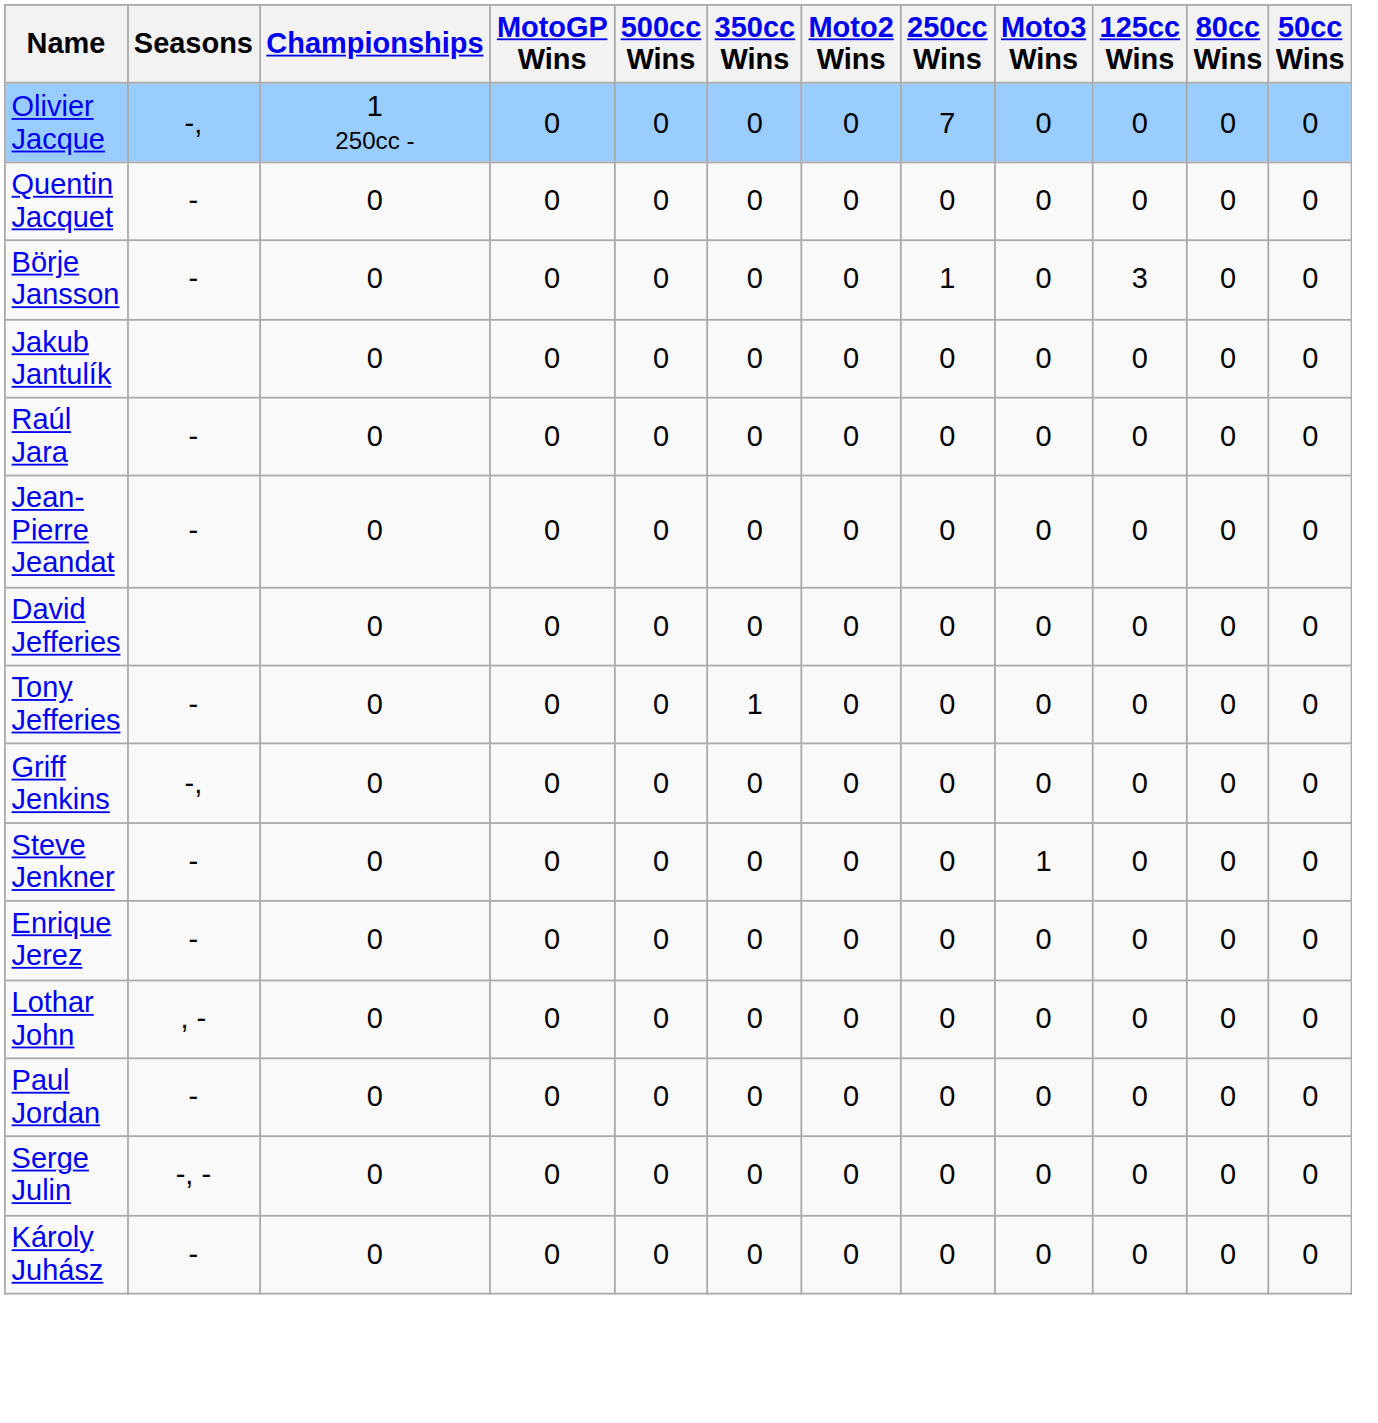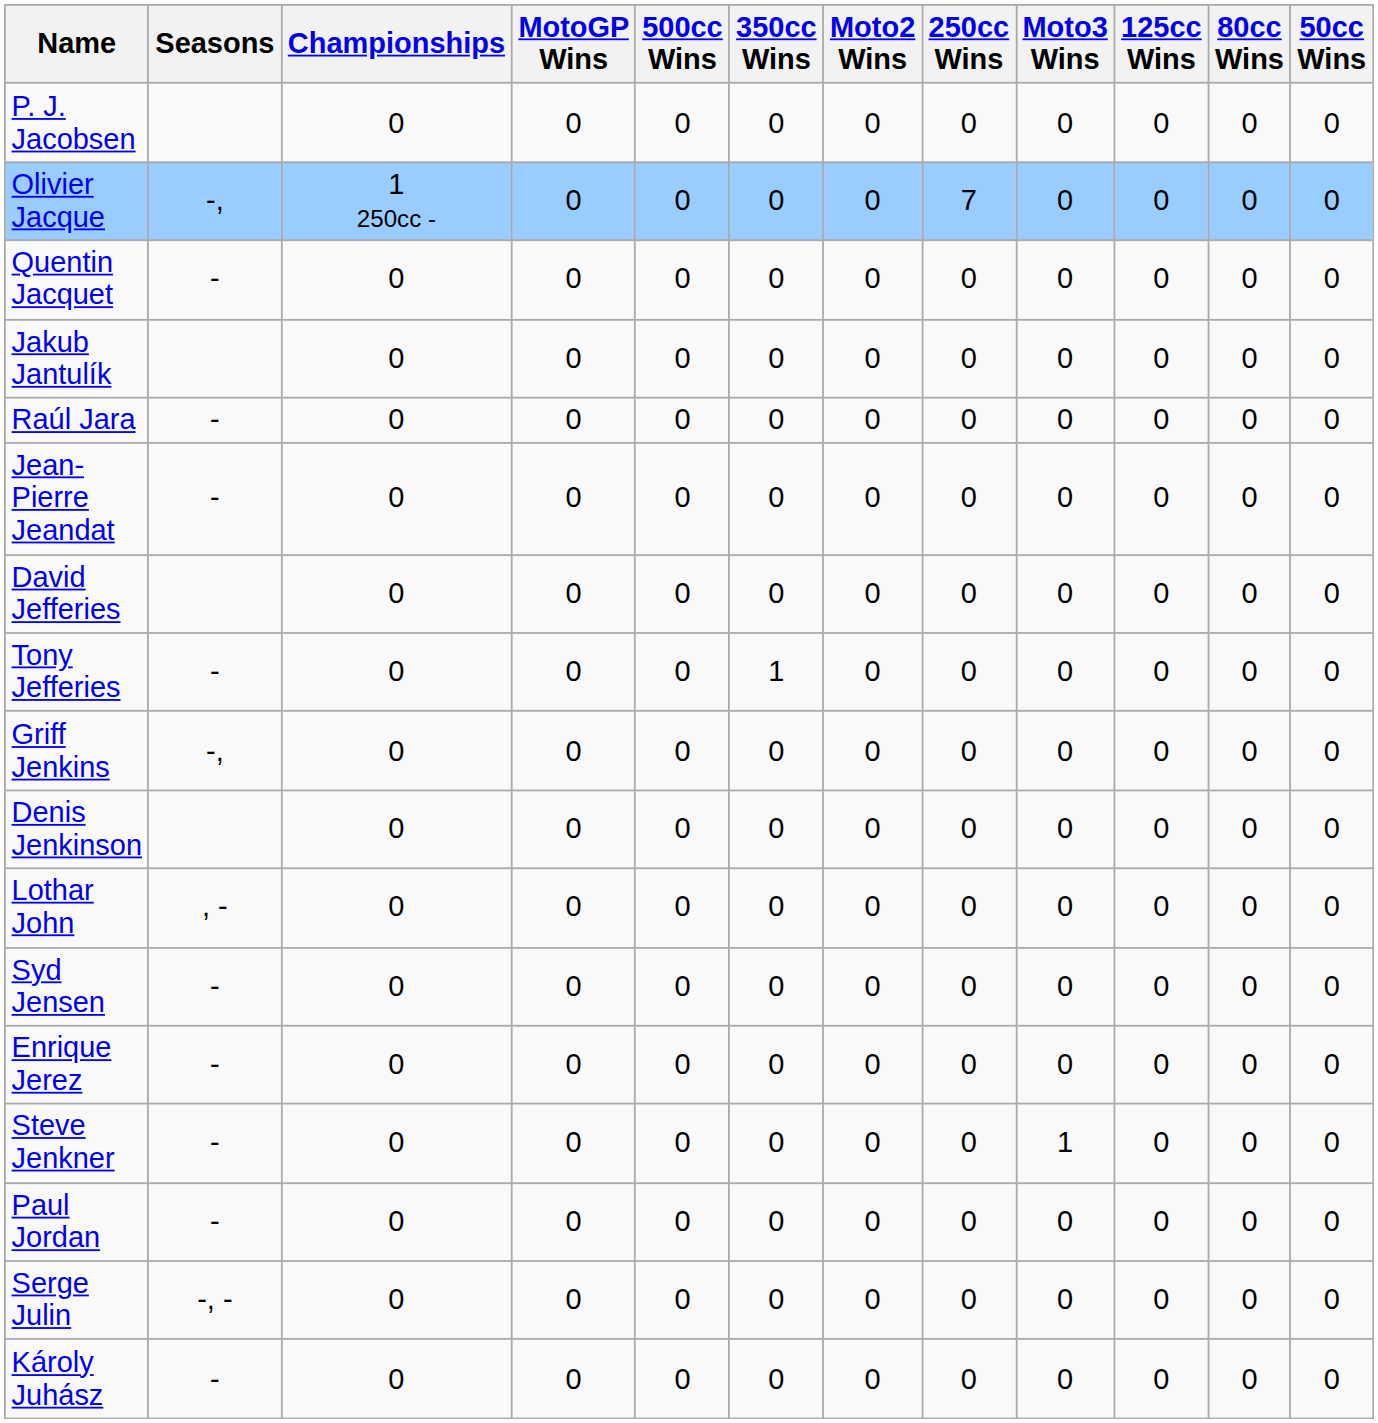+ row: (74, 122)
- row: (66, 279)
+ row: (77, 828)
rows swapped: (63, 861) <-> (53, 1018)
+ row: (58, 985)
